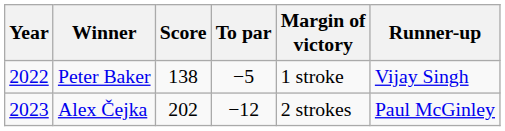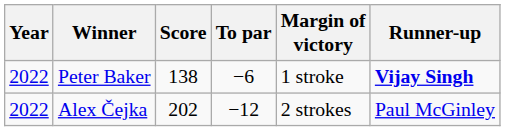(244, 76) −5 -> (244, 76) −6
(422, 76) normal -> (424, 76) bold
(29, 109) 2023 -> (29, 109) 2022
